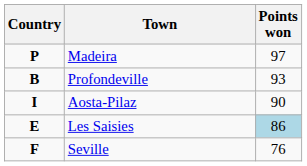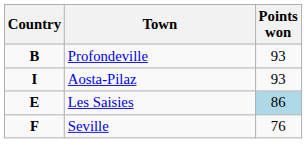- row: (92, 56)
(278, 102) 90 -> (278, 79) 93
